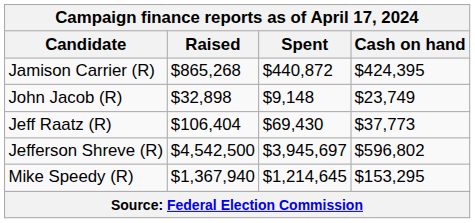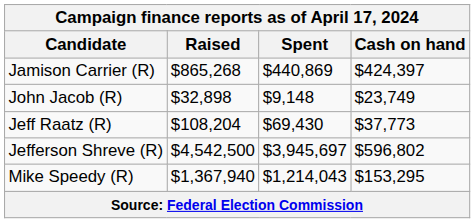(298, 71) $440,872 -> (298, 71) $440,869
(390, 71) $424,395 -> (390, 71) $424,397
(206, 124) $106,404 -> (206, 124) $108,204
(305, 177) $1,214,645 -> (305, 177) $1,214,043
